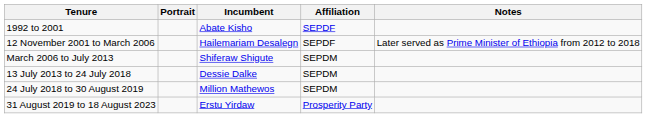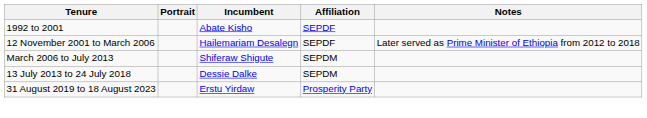- row: (75, 89)
